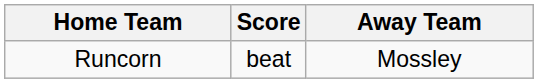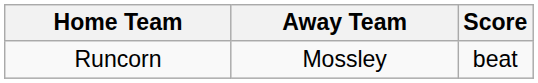columns swapped: (269, 22) <-> (419, 22)
